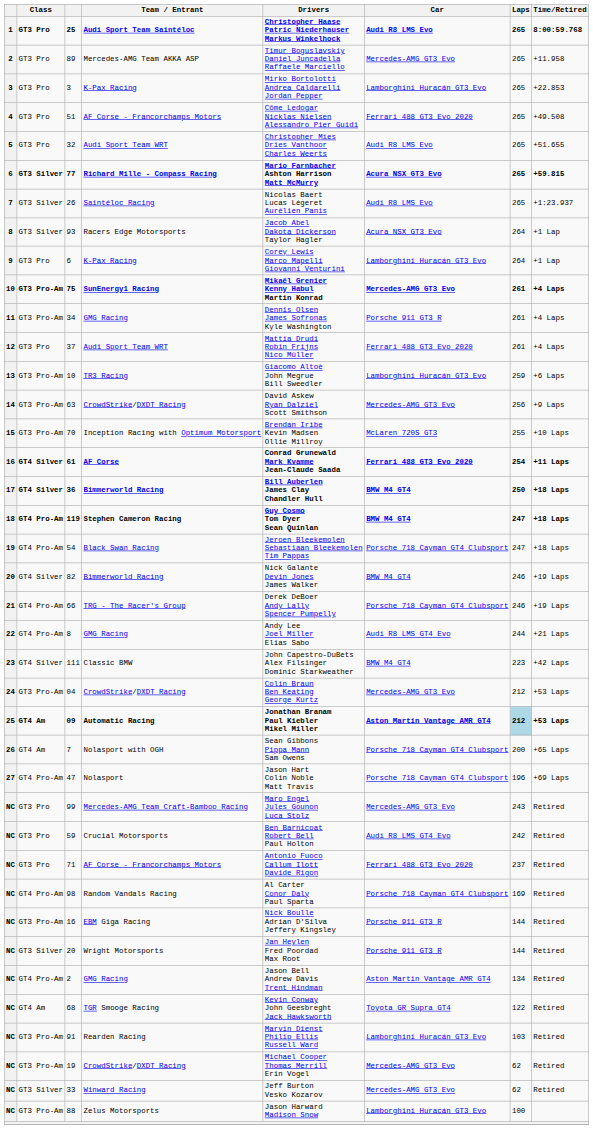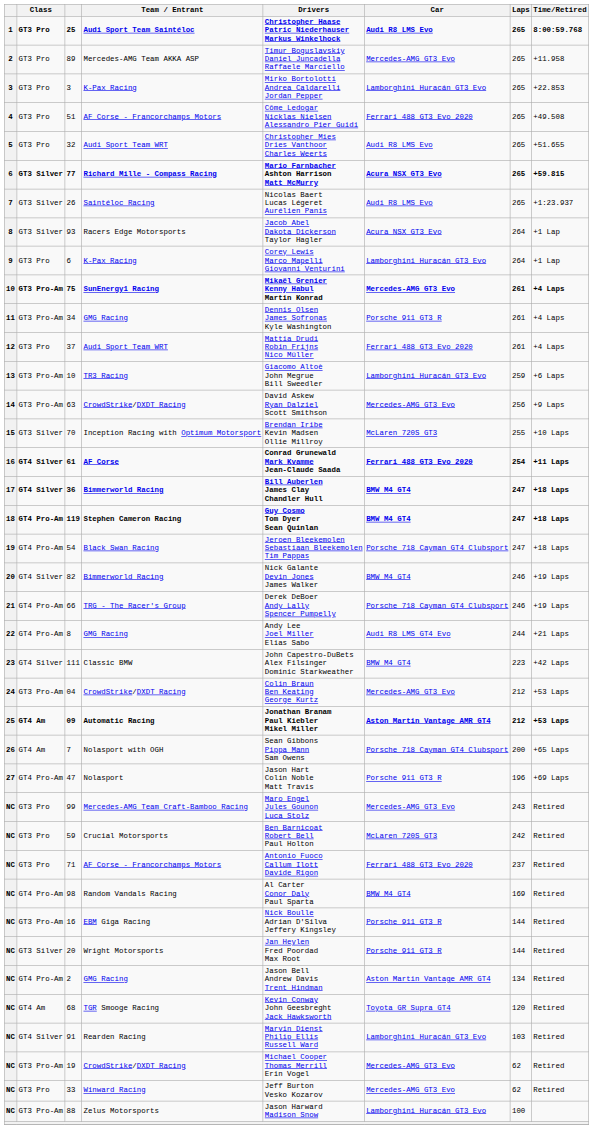(41, 434) GT3 Pro-Am -> (41, 434) GT3 Silver
(519, 491) 250 -> (519, 491) 247
(519, 721) lightblue background -> (519, 721) no background
(437, 779) Porsche 718 Cayman GT4 Clubsport -> (404, 779) Porsche 911 GT3 R
(408, 836) Audi R8 LMS GT4 Evo -> (402, 836) McLaren 720S GT3
(437, 894) Porsche 718 Cayman GT4 Clubsport -> (388, 894) BMW M4 GT4
(519, 1009) 122 -> (519, 1009) 120
(41, 1038) GT3 Pro-Am -> (41, 1038) GT4 Silver
(41, 1091) GT3 Silver -> (34, 1091) GT3 Pro
